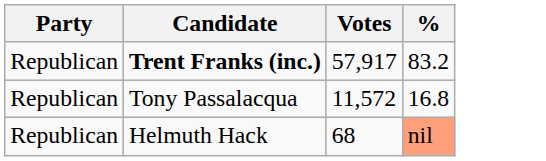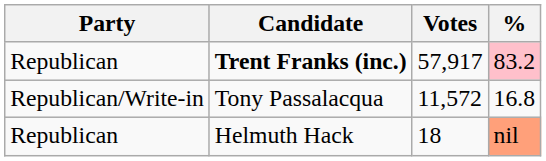(428, 60) no background -> (514, 60) pink background
(64, 98) Republican -> (107, 98) Republican/Write-in
(344, 135) 68 -> (429, 135) 18
